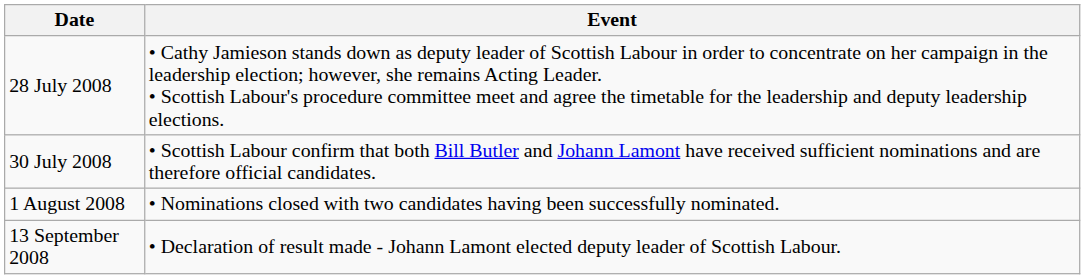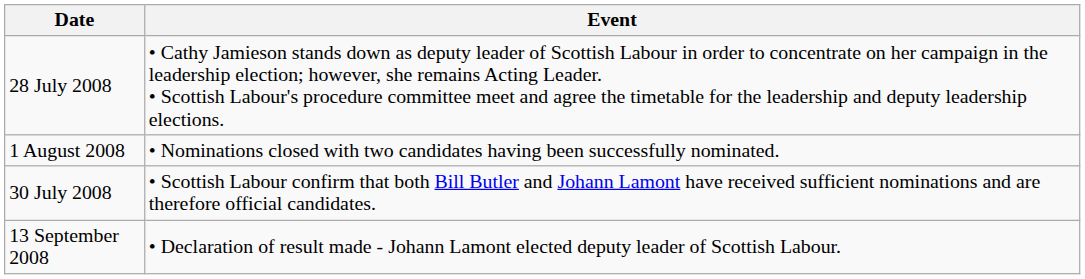rows swapped: (60, 161) <-> (67, 203)
